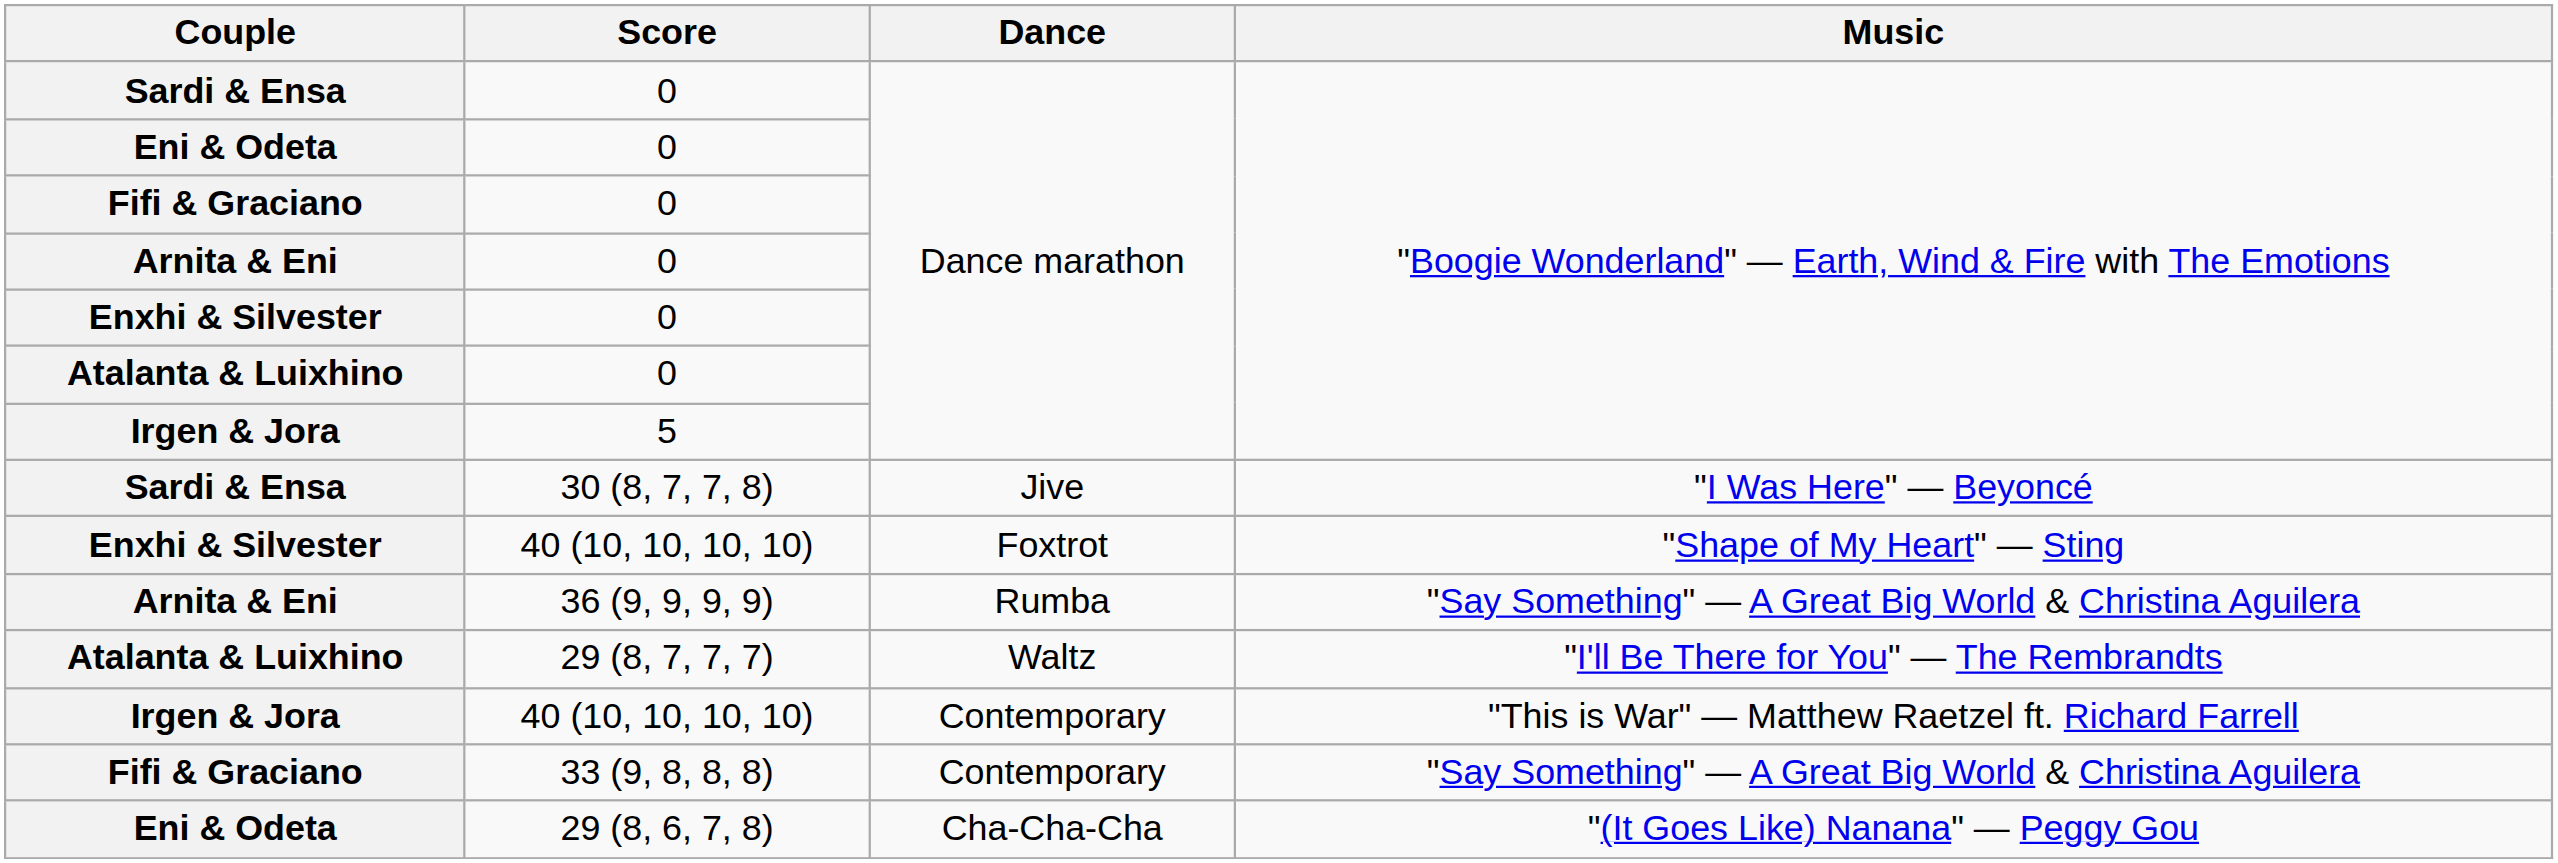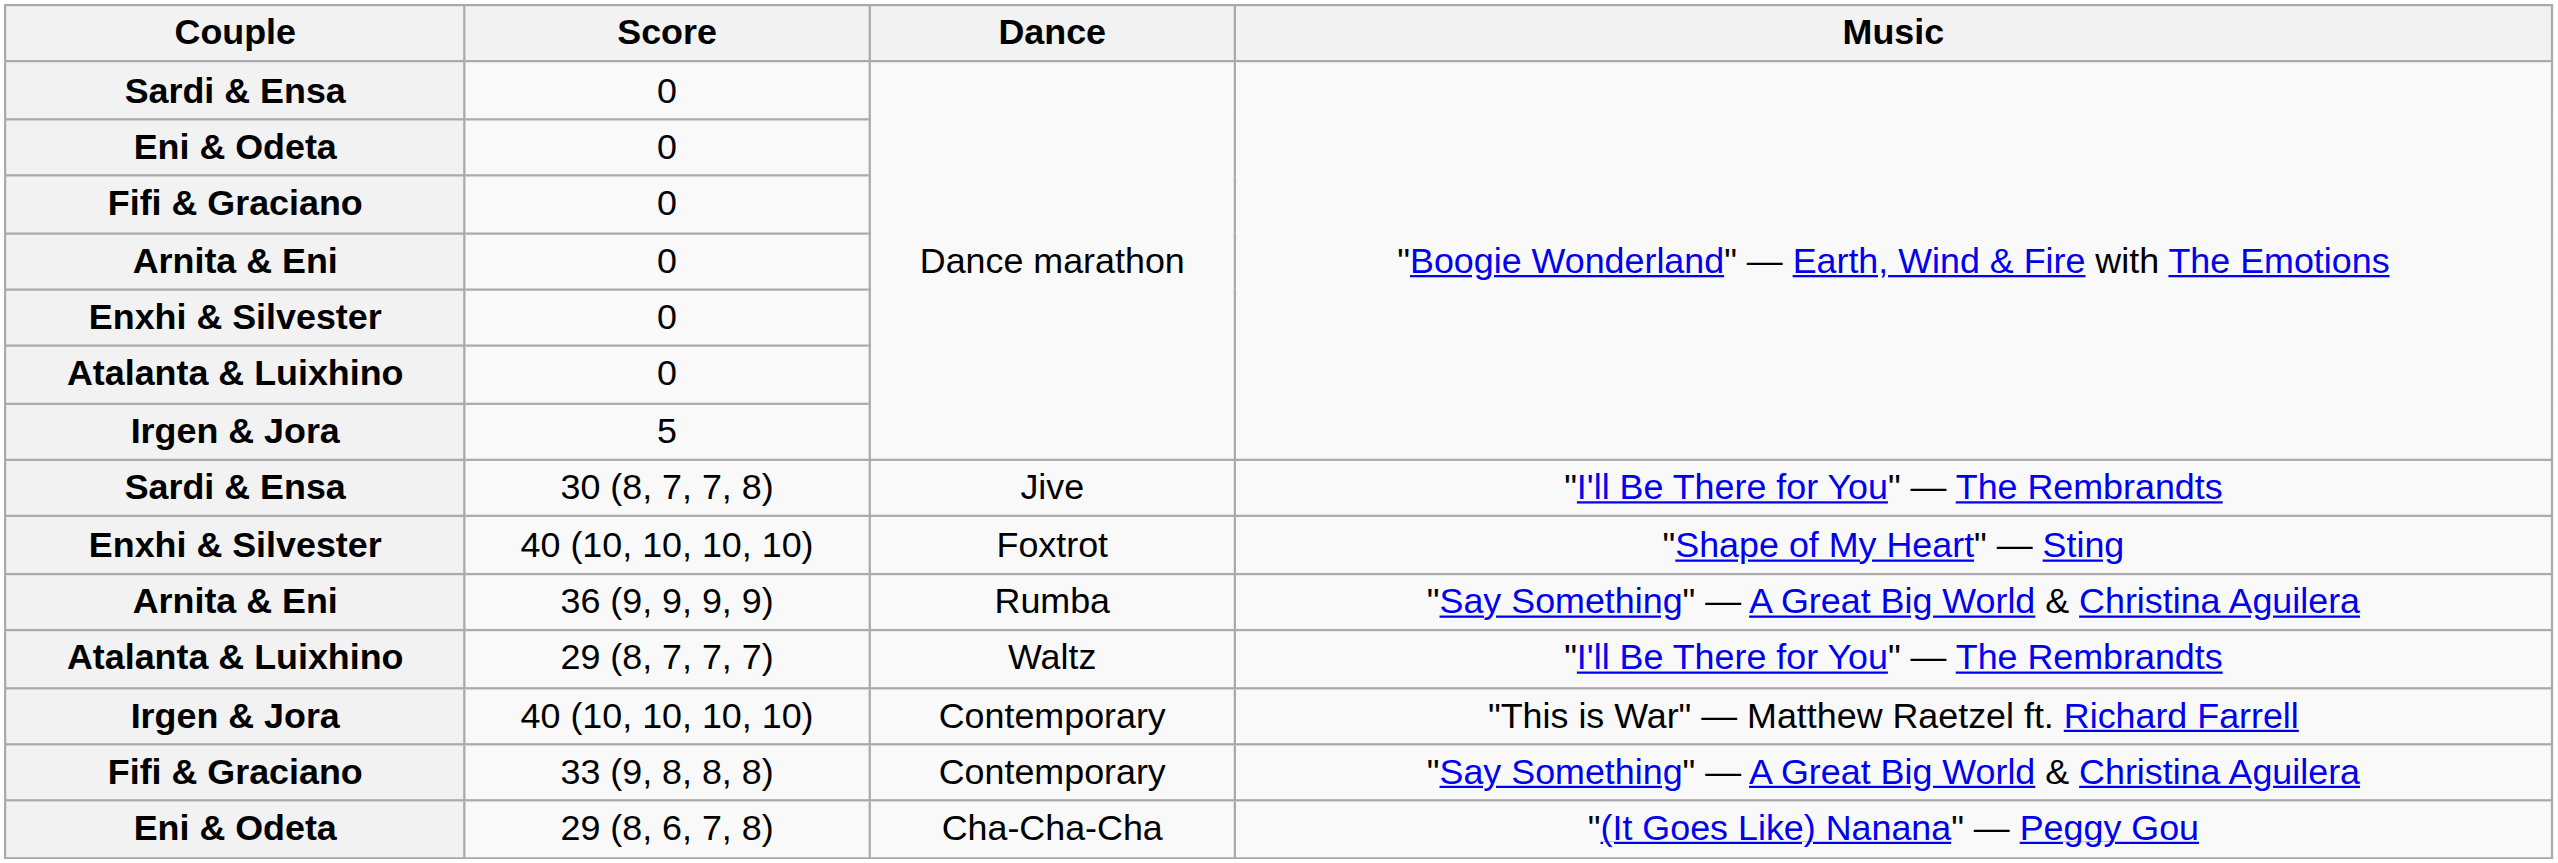(1893, 487) "I Was Here" — Beyoncé -> (1893, 487) "I'll Be There for You" — The Rembrandts
